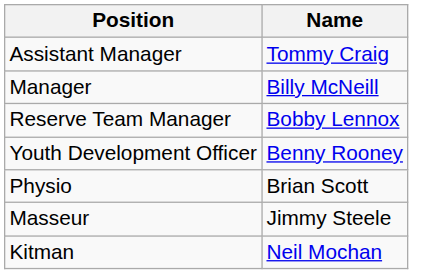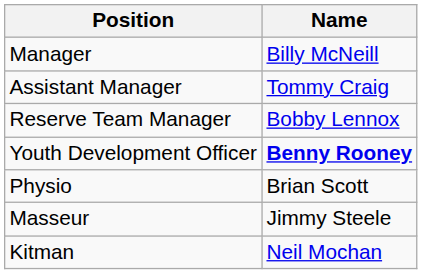rows swapped: (50, 86) <-> (96, 53)
(335, 152) normal -> (339, 152) bold
